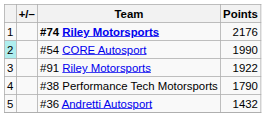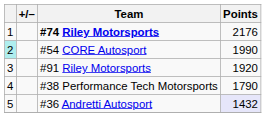(245, 68) 1922 -> (245, 68) 1920
(245, 104) no background -> (245, 104) lavender background
